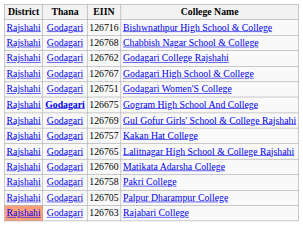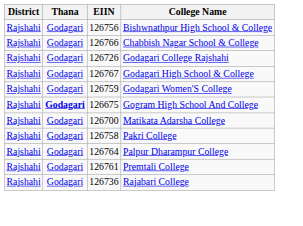(104, 27) 126716 -> (104, 27) 126756
(104, 43) 126768 -> (104, 43) 126766
(104, 58) 126762 -> (104, 58) 126726
(104, 89) 126751 -> (104, 89) 126759
- row: (210, 120)
- row: (160, 136)
- row: (209, 151)
(104, 167) 126760 -> (104, 120) 126700
(104, 197) 126705 -> (104, 151) 126764
+ row: (156, 167)
(24, 213) lightsalmon background -> (24, 182) no background
(104, 213) 126763 -> (104, 182) 126736
